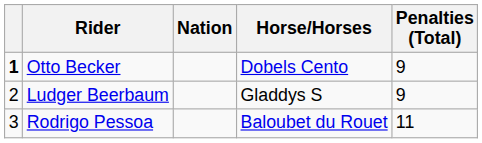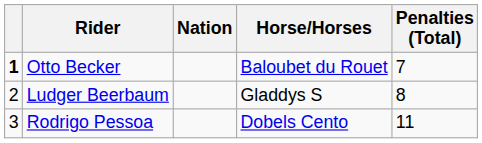(294, 66) Dobels Cento -> (314, 66) Baloubet du Rouet
(401, 66) 9 -> (401, 66) 7
(401, 94) 9 -> (401, 94) 8
(314, 123) Baloubet du Rouet -> (294, 123) Dobels Cento
